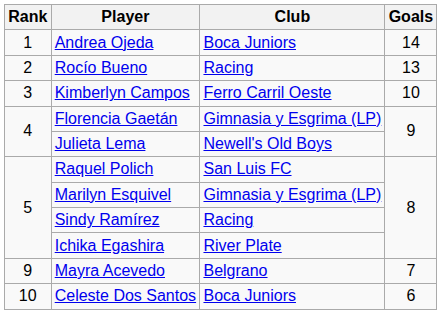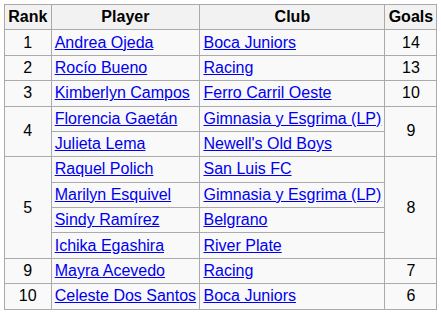(228, 220) Racing -> (235, 220) Belgrano
(235, 270) Belgrano -> (228, 270) Racing
